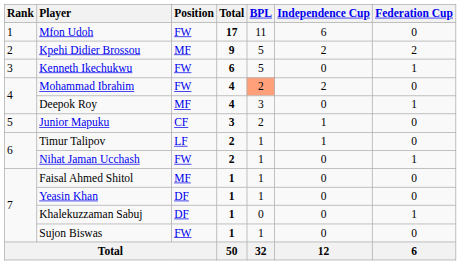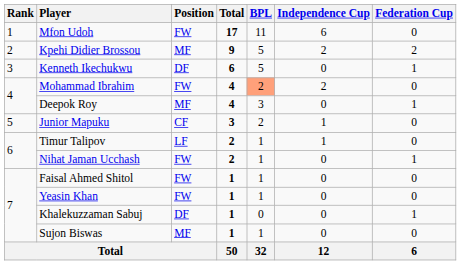(183, 68) FW -> (181, 68) DF
(182, 178) MF -> (183, 178) FW
(181, 196) DF -> (183, 196) FW
(183, 232) FW -> (182, 232) MF
